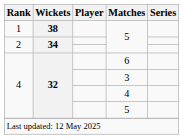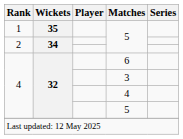(53, 28) 38 -> (53, 28) 35
